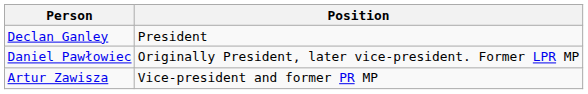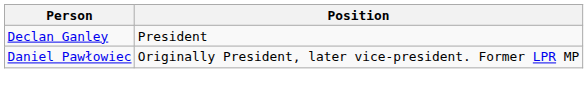- row: (58, 78)
